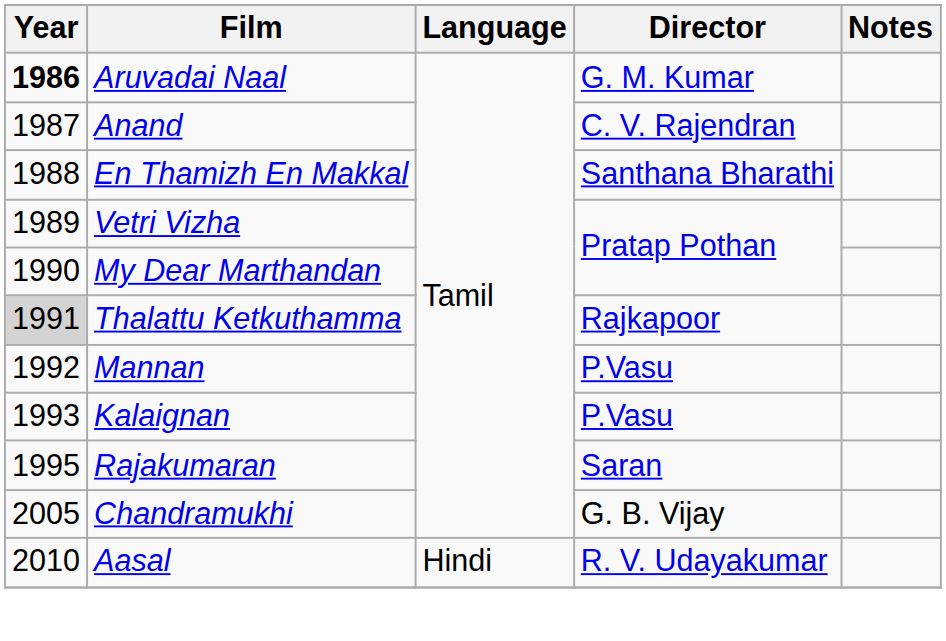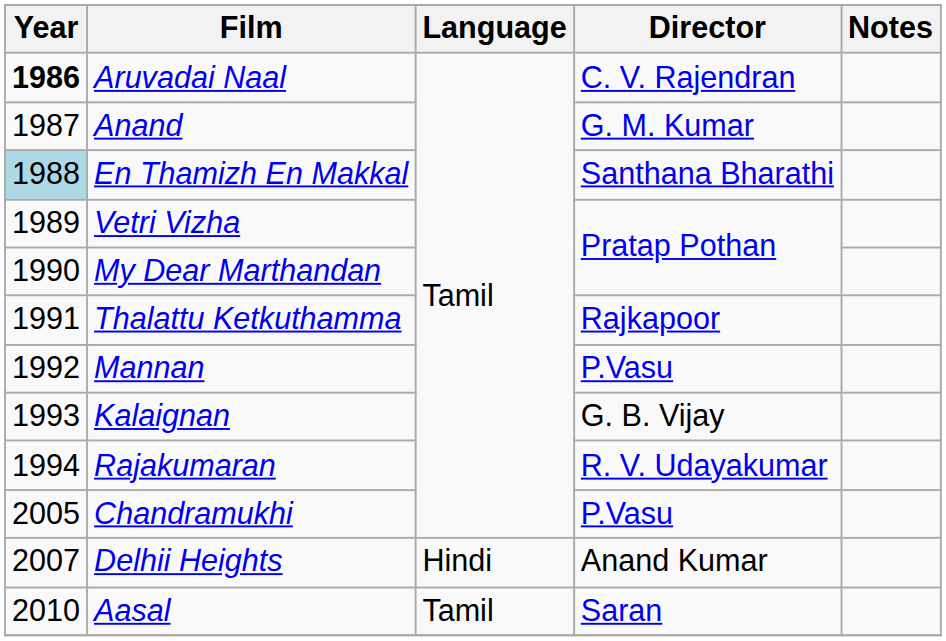(667, 77) G. M. Kumar -> (688, 77) C. V. Rajendran
(688, 125) C. V. Rajendran -> (667, 125) G. M. Kumar
(46, 174) no background -> (46, 174) lightblue background
(46, 319) lightgrey background -> (46, 319) no background
(627, 416) P.Vasu -> (653, 416) G. B. Vijay
(46, 464) 1995 -> (46, 464) 1994
(622, 464) Saran -> (704, 464) R. V. Udayakumar
(653, 513) G. B. Vijay -> (627, 513) P.Vasu
+ row: (188, 561)
(457, 561) Hindi -> (458, 610) Tamil
(704, 561) R. V. Udayakumar -> (622, 610) Saran
